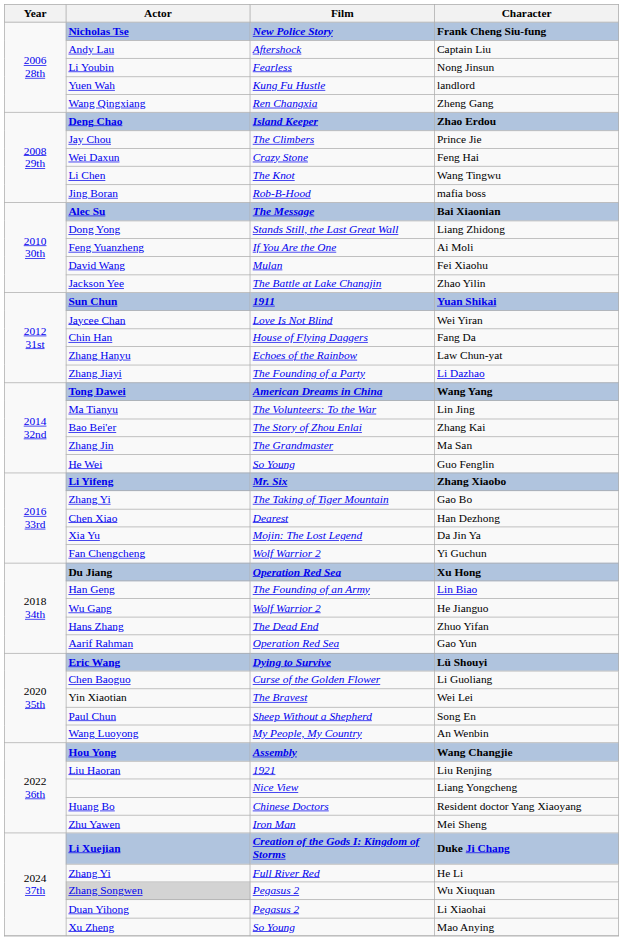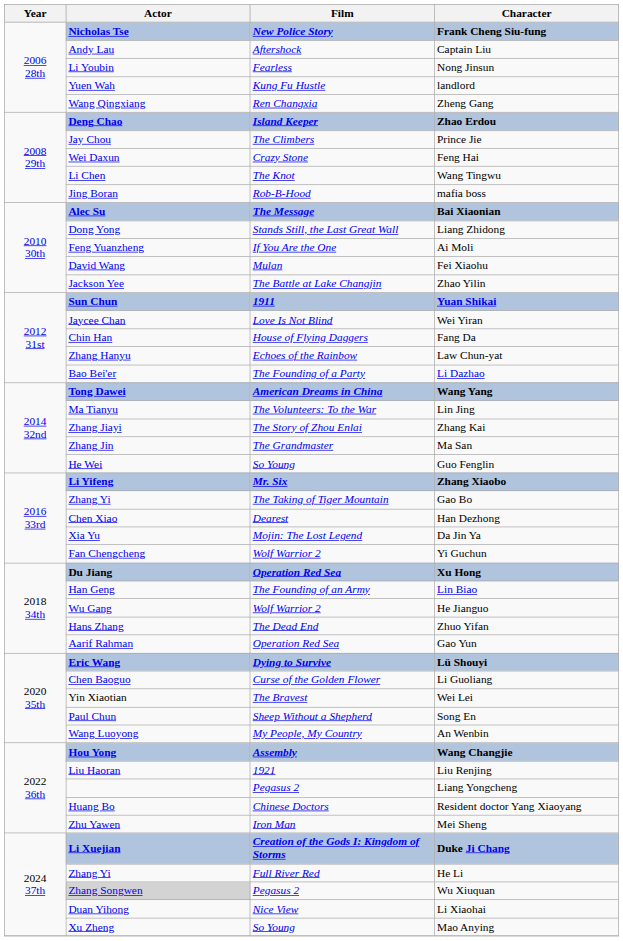(95, 373) Zhang Jiayi -> (92, 373) Bao Bei'er
(92, 427) Bao Bei'er -> (95, 427) Zhang Jiayi
(275, 788) Nice View -> (276, 788) Pegasus 2
(276, 909) Pegasus 2 -> (275, 909) Nice View
